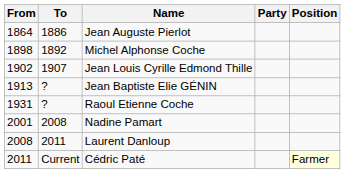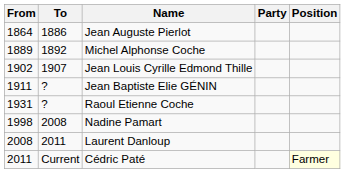(20, 50) 1898 -> (20, 50) 1889
(20, 86) 1913 -> (19, 86) 1911
(20, 123) 2001 -> (20, 123) 1998
